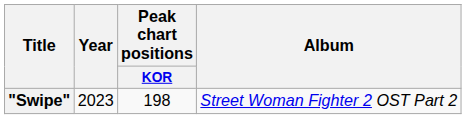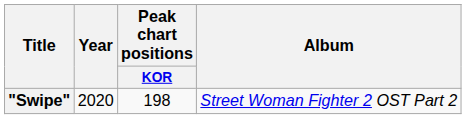(96, 100) 2023 -> (96, 100) 2020
